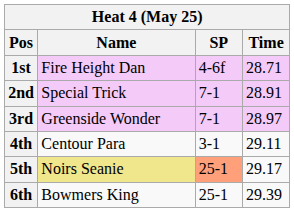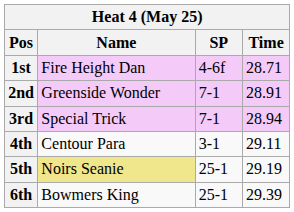(84, 93) Special Trick -> (101, 93) Greenside Wonder
(101, 118) Greenside Wonder -> (84, 118) Special Trick
(264, 118) 28.97 -> (264, 118) 28.94
(213, 169) lightsalmon background -> (213, 169) no background
(264, 169) 29.17 -> (264, 169) 29.19
